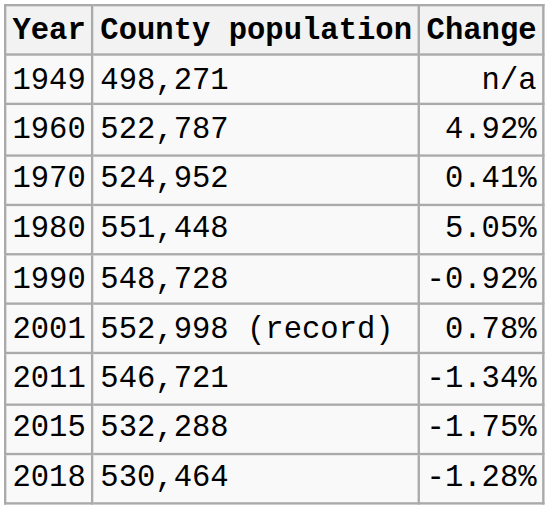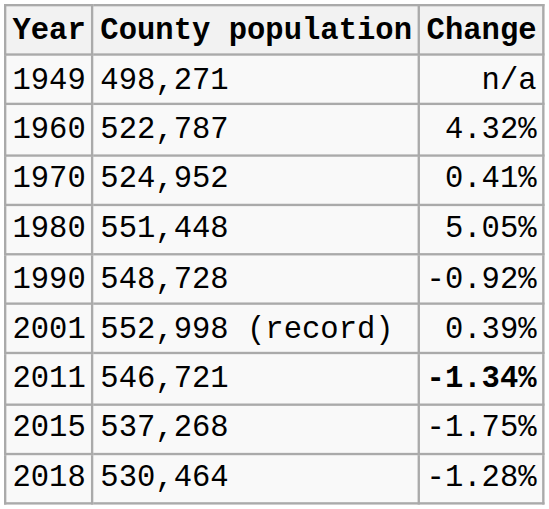(491, 130) 4.92% -> (491, 130) 4.32%
(491, 329) 0.78% -> (491, 329) 0.39%
(482, 379) normal -> (482, 379) bold
(165, 428) 532,288 -> (165, 428) 537,268
